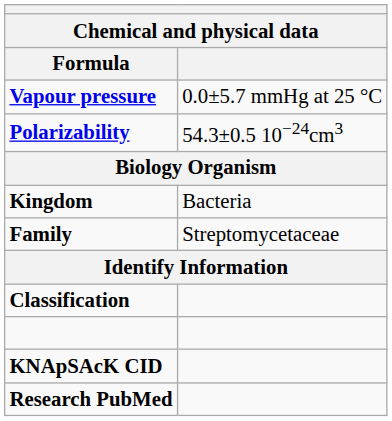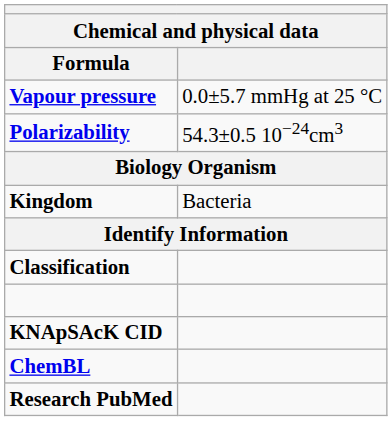- row: (41, 234)
+ row: (50, 366)
